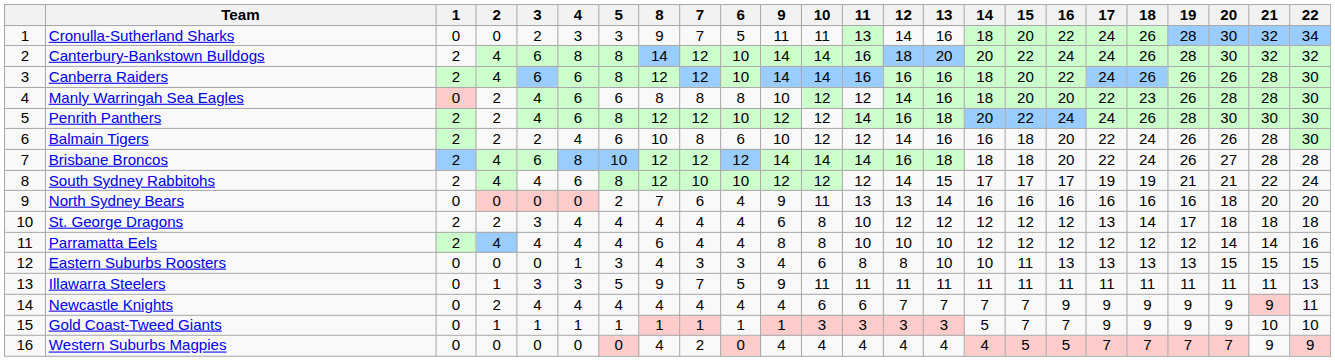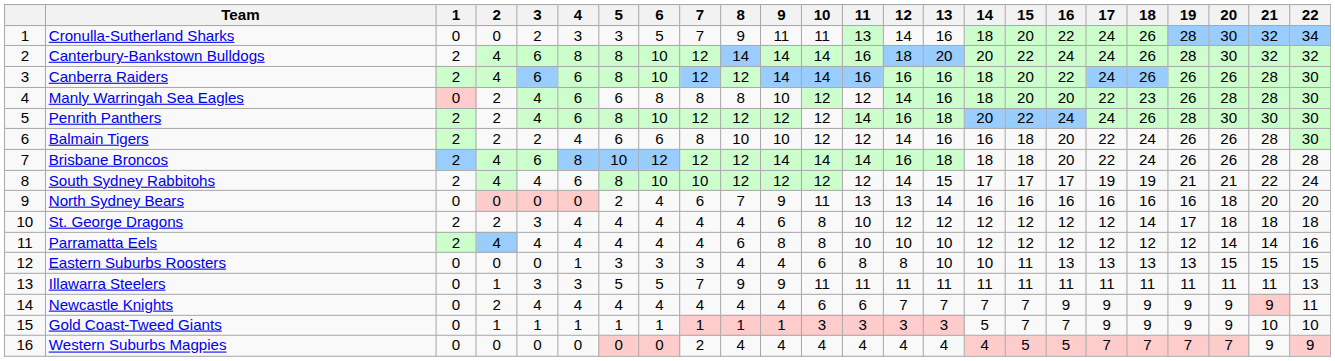columns swapped: (741, 15) <-> (659, 15)
(1229, 160) 27 -> (1229, 160) 26
(1107, 222) 13 -> (1107, 222) 12
